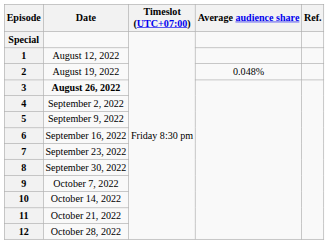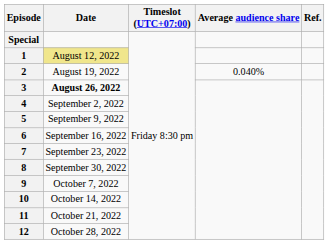(86, 55) no background -> (86, 55) khaki background
(249, 71) 0.048% -> (249, 71) 0.040%
